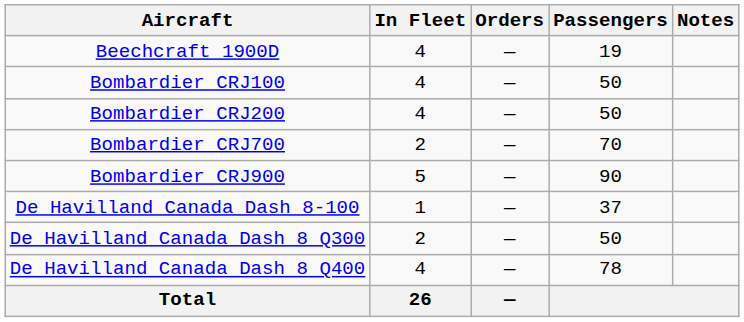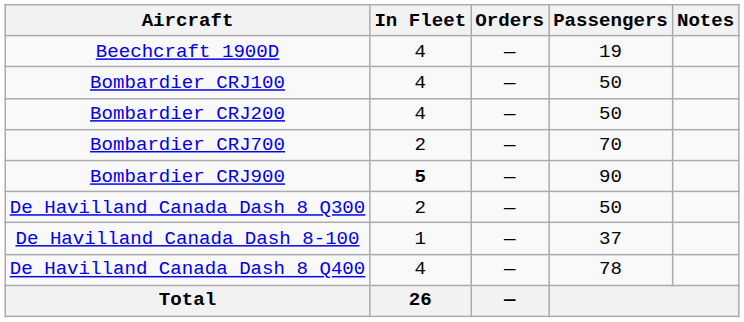(420, 176) normal -> (420, 176) bold
rows swapped: (188, 207) <-> (188, 238)
